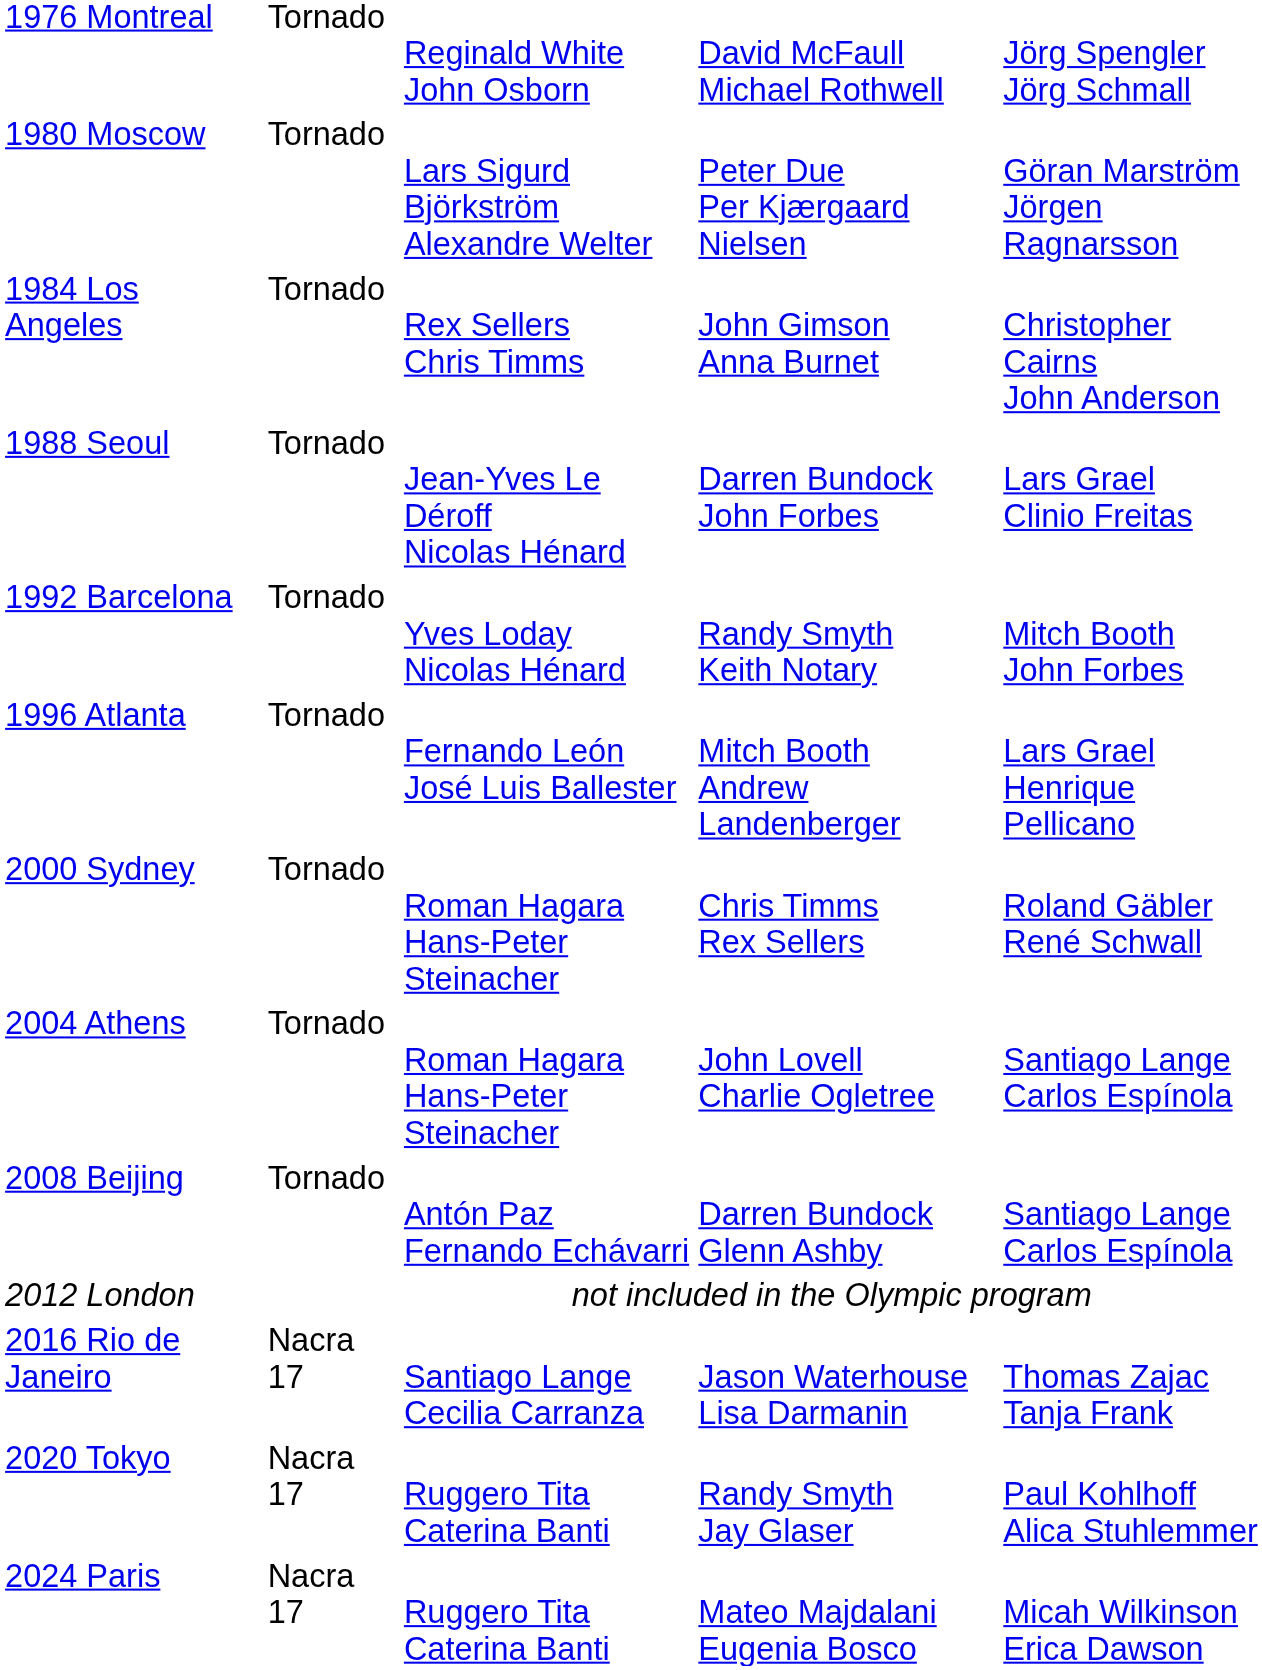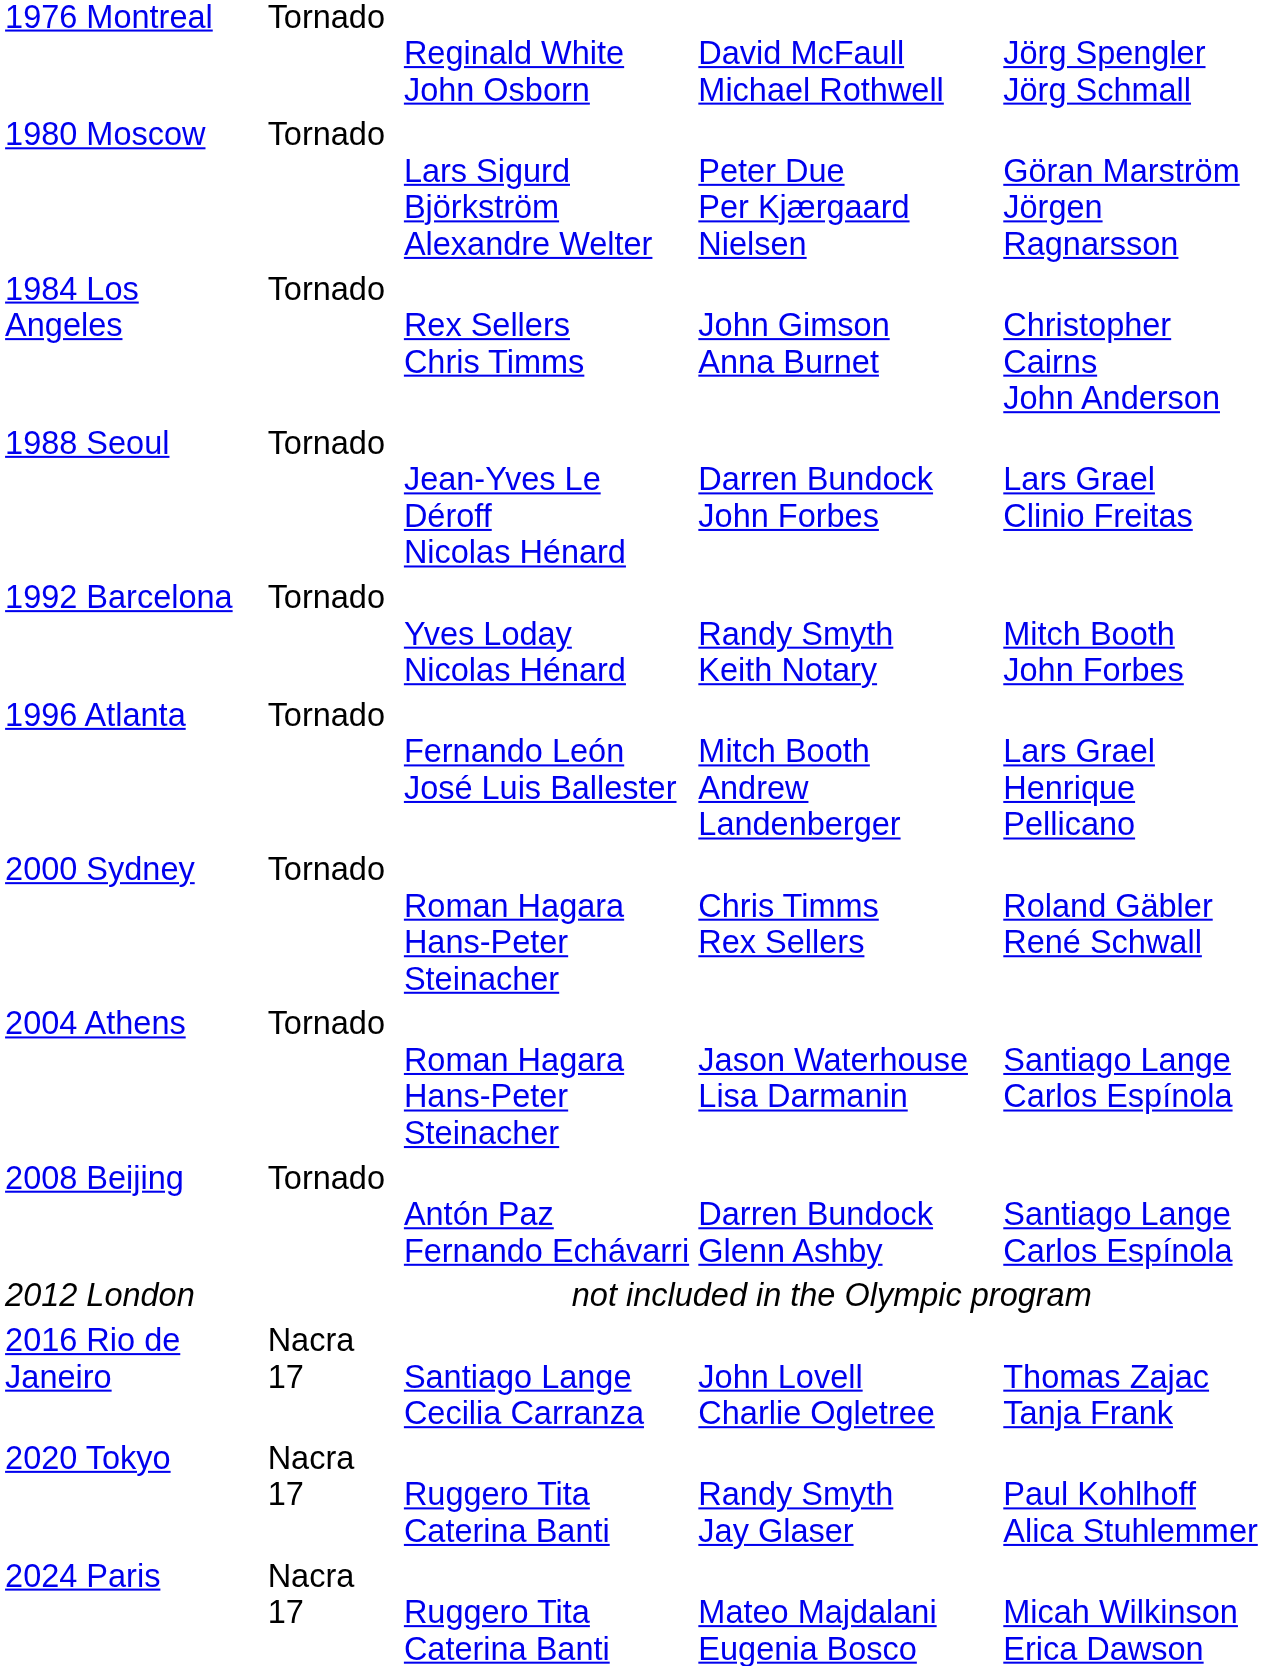(817, 1078) John Lovell Charlie Ogletree -> (833, 1078) Jason Waterhouse Lisa Darmanin
(833, 1395) Jason Waterhouse Lisa Darmanin -> (817, 1395) John Lovell Charlie Ogletree
